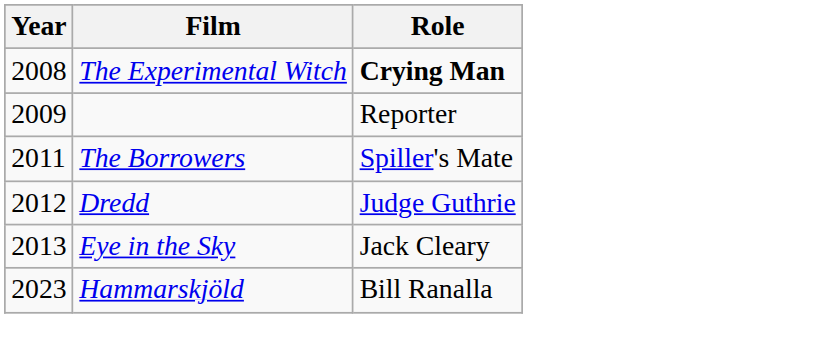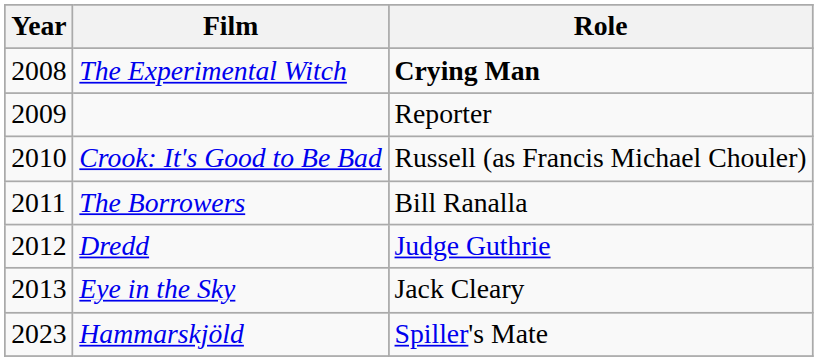+ row: (231, 158)
(436, 158) Spiller's Mate -> (461, 202) Bill Ranalla
(426, 289) Bill Ranalla -> (471, 333) Spiller's Mate
